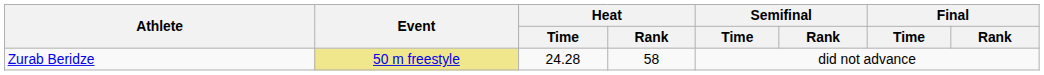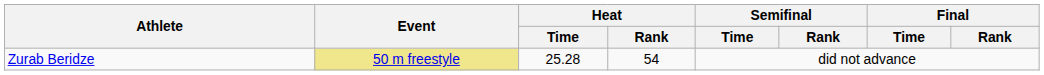(563, 59) 24.28 -> (563, 59) 25.28
(652, 59) 58 -> (652, 59) 54
